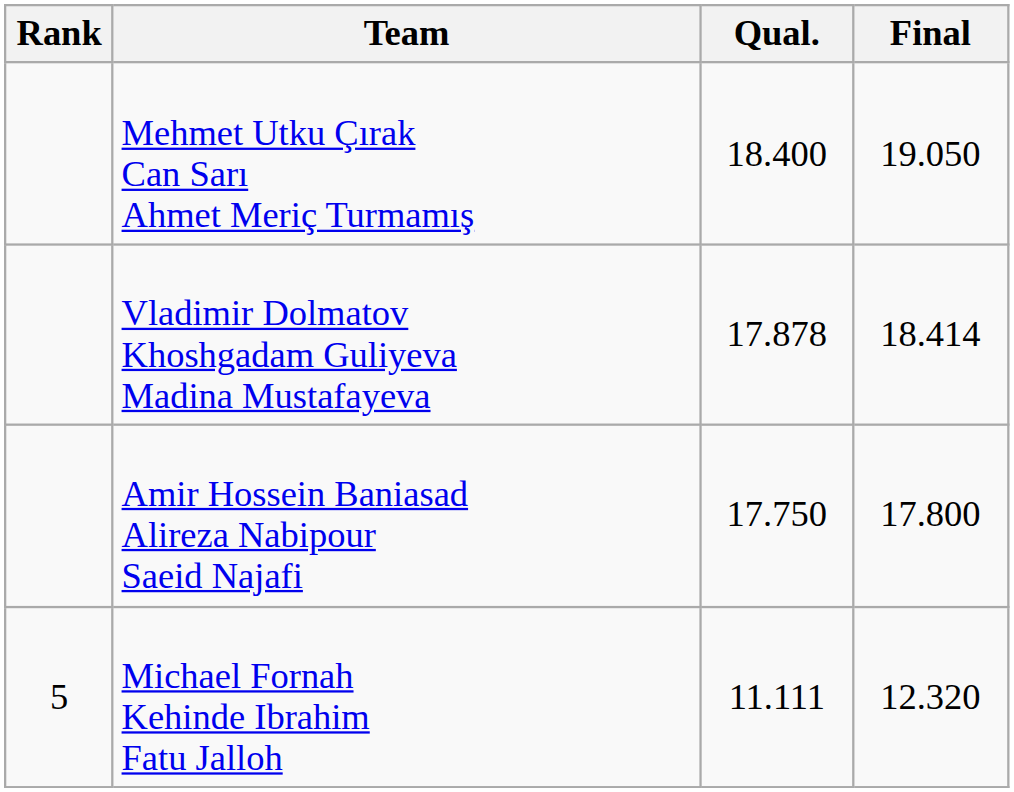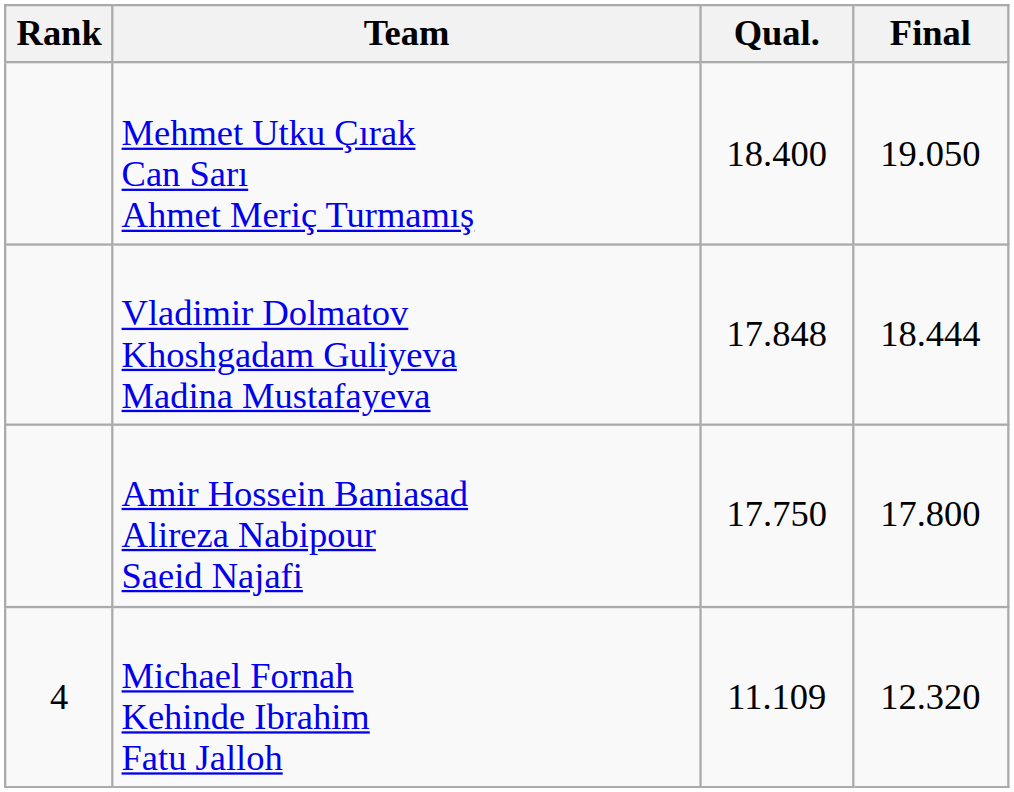(777, 333) 17.878 -> (777, 333) 17.848
(930, 333) 18.414 -> (930, 333) 18.444
(59, 695) 5 -> (59, 695) 4
(777, 695) 11.111 -> (777, 695) 11.109
